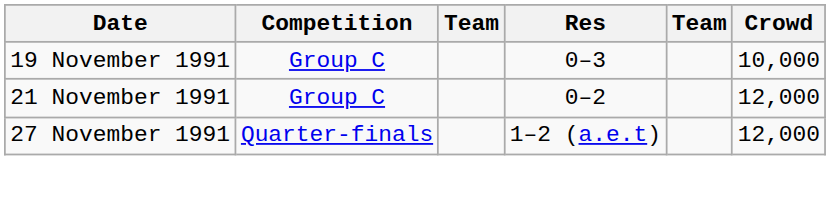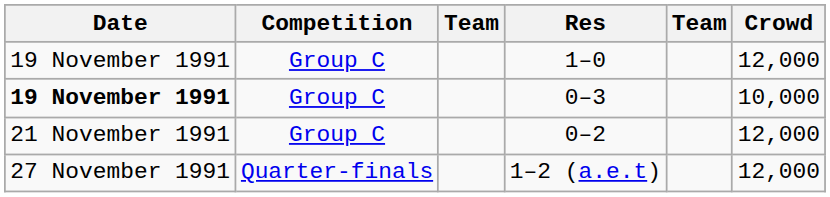+ row: (585, 61)
(120, 61) normal -> (120, 98) bold
